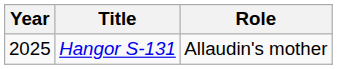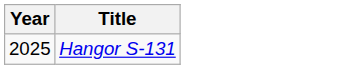- column: (256, 19)
